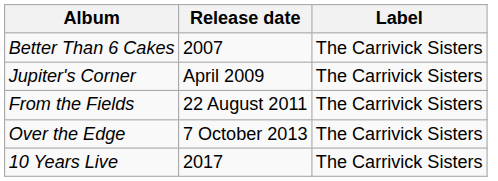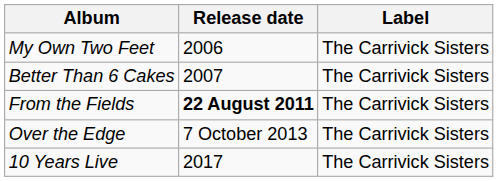+ row: (81, 47)
- row: (72, 76)
(245, 104) normal -> (248, 104) bold
